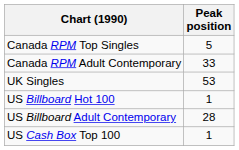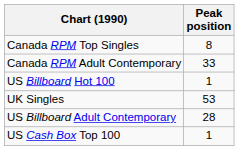(209, 44) 5 -> (209, 44) 8
rows swapped: (36, 81) <-> (61, 99)
